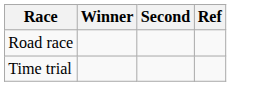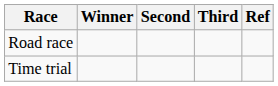+ column: (218, 17)
